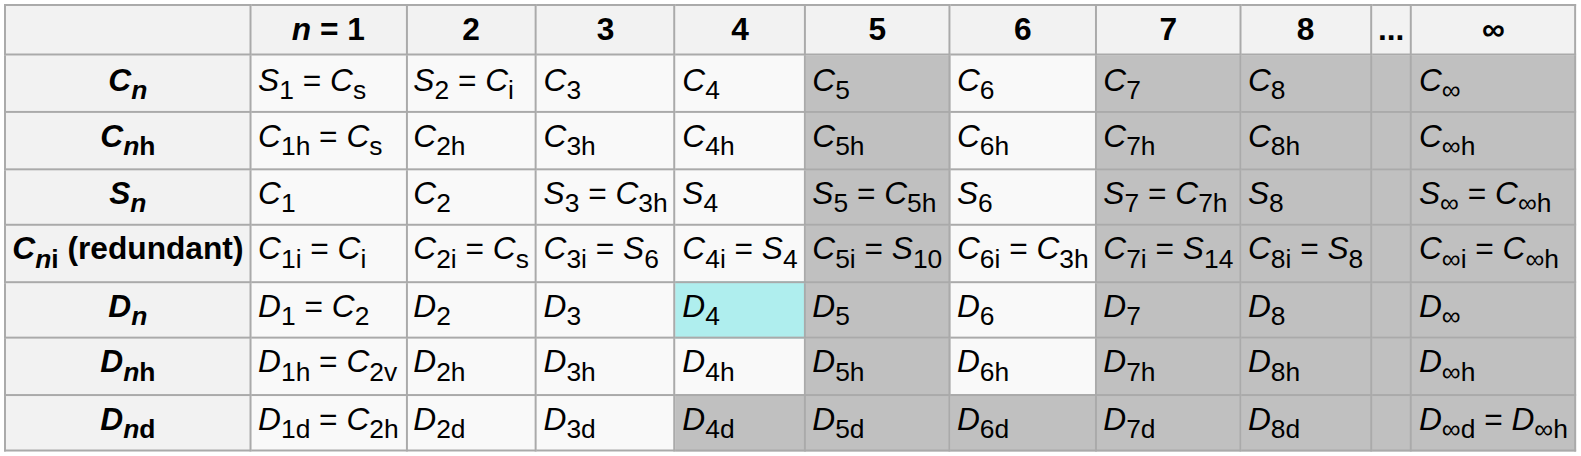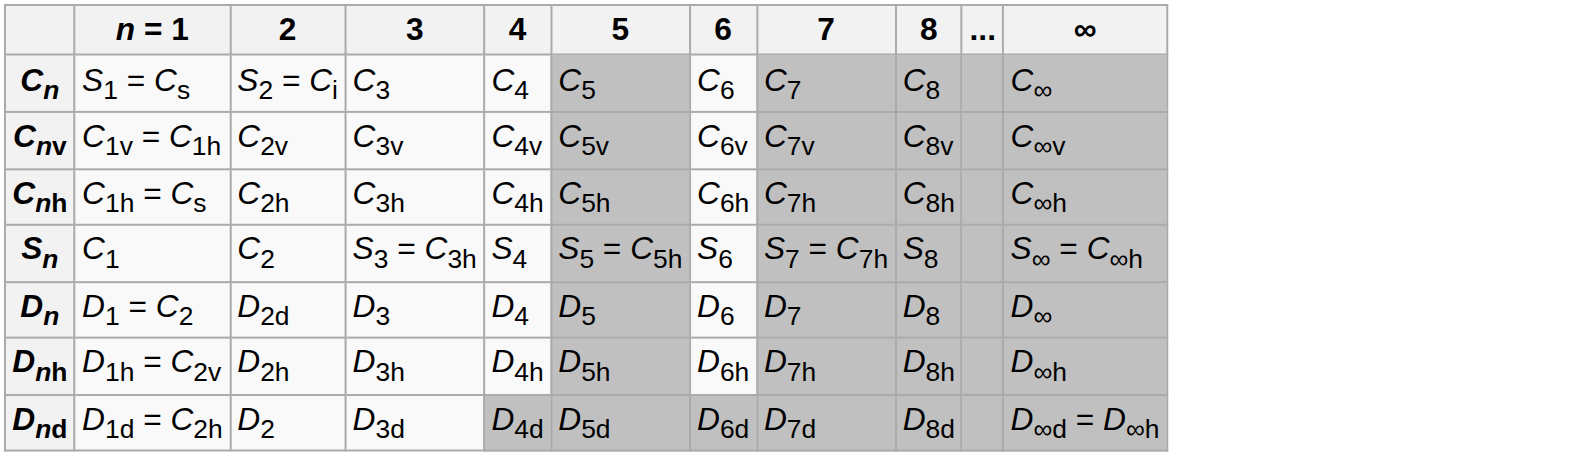+ row: (40, 140)
- row: (128, 253)
(432, 310) D2 -> (263, 310) D2d
(701, 310) paleturquoise background -> (510, 310) no background
(439, 423) D2d -> (256, 423) D2
